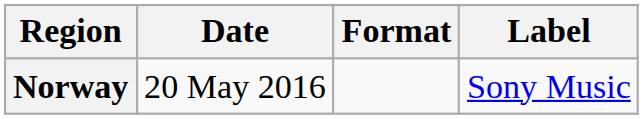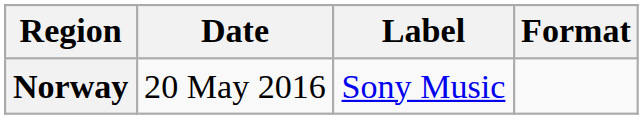columns swapped: (396, 31) <-> (549, 31)
